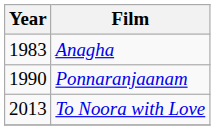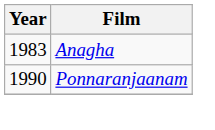- row: (130, 109)
